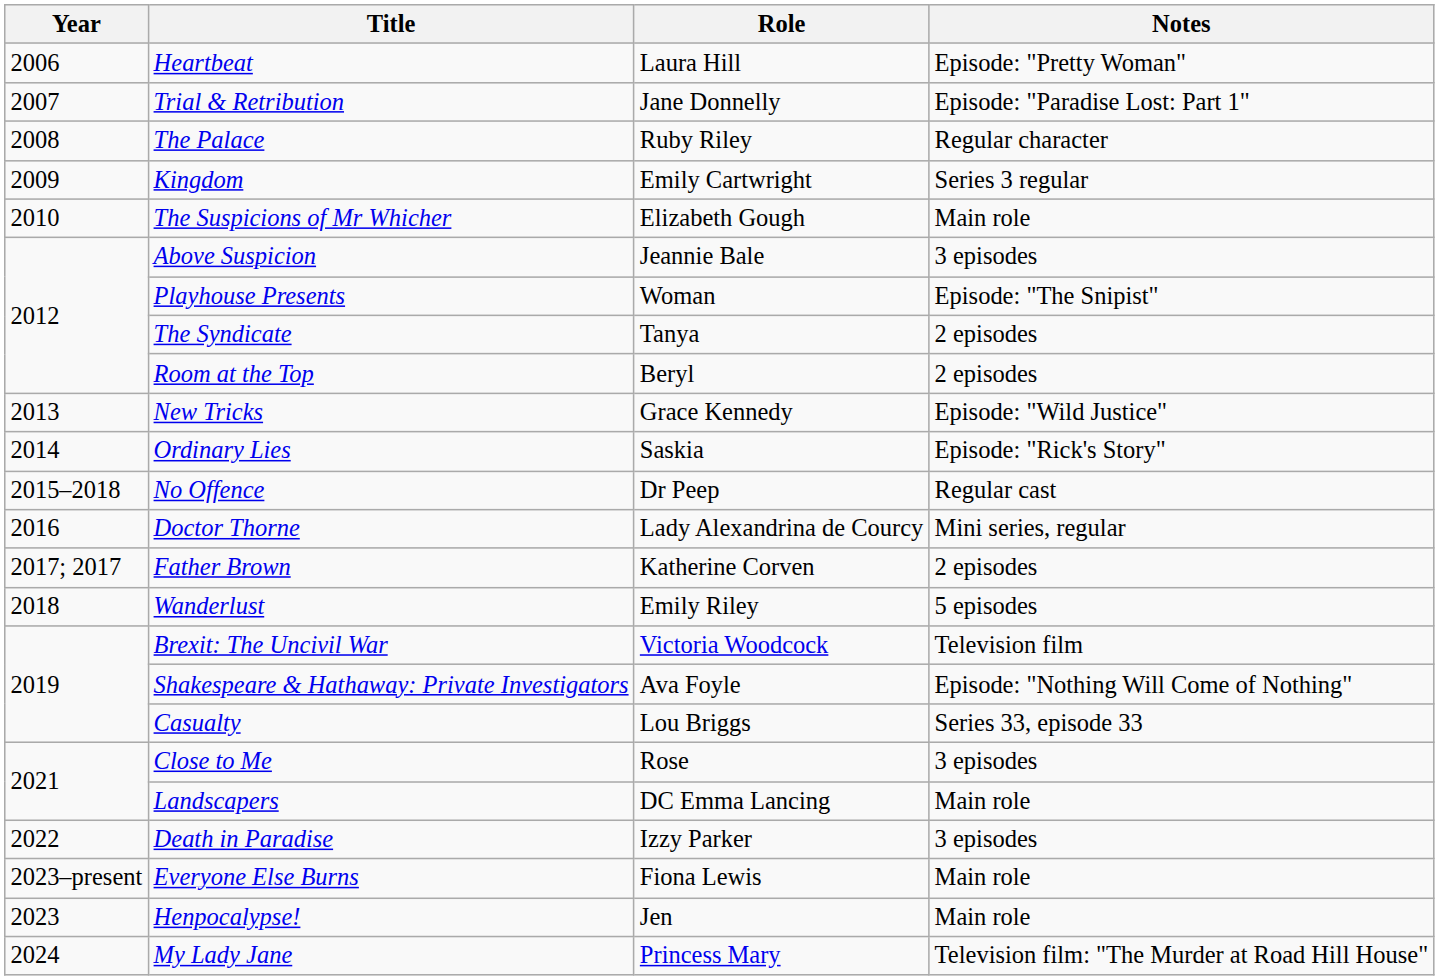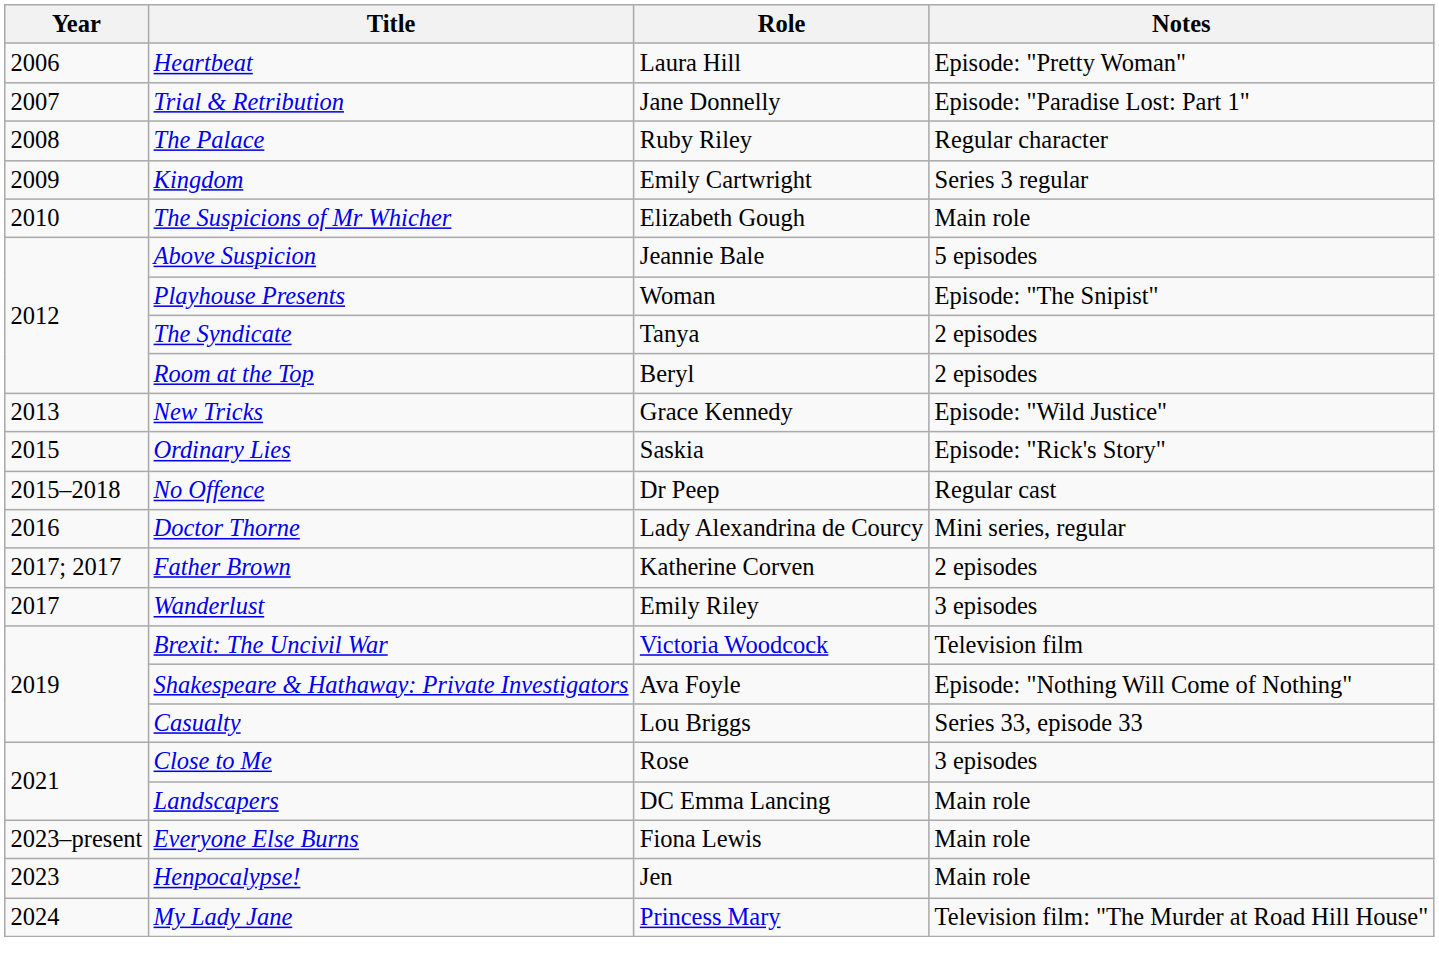(986, 256) 3 episodes -> (986, 256) 5 episodes
(35, 450) 2014 -> (35, 450) 2015
(35, 606) 2018 -> (35, 606) 2017
(986, 606) 5 episodes -> (986, 606) 3 episodes
- row: (243, 839)
